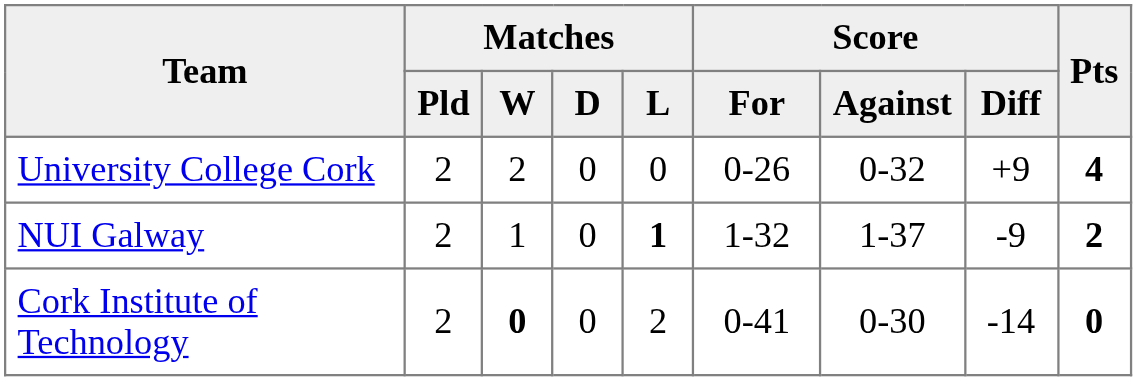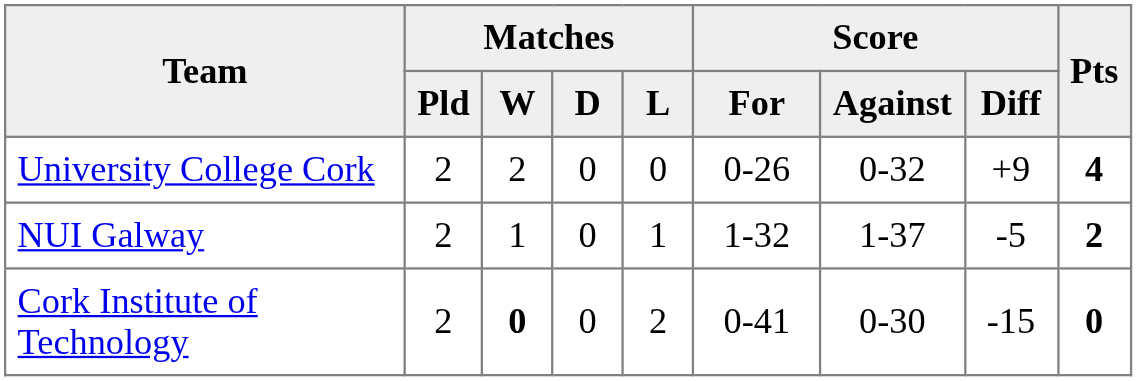(658, 234) bold -> (658, 234) normal
(1011, 234) -9 -> (1011, 234) -5
(1011, 321) -14 -> (1011, 321) -15
